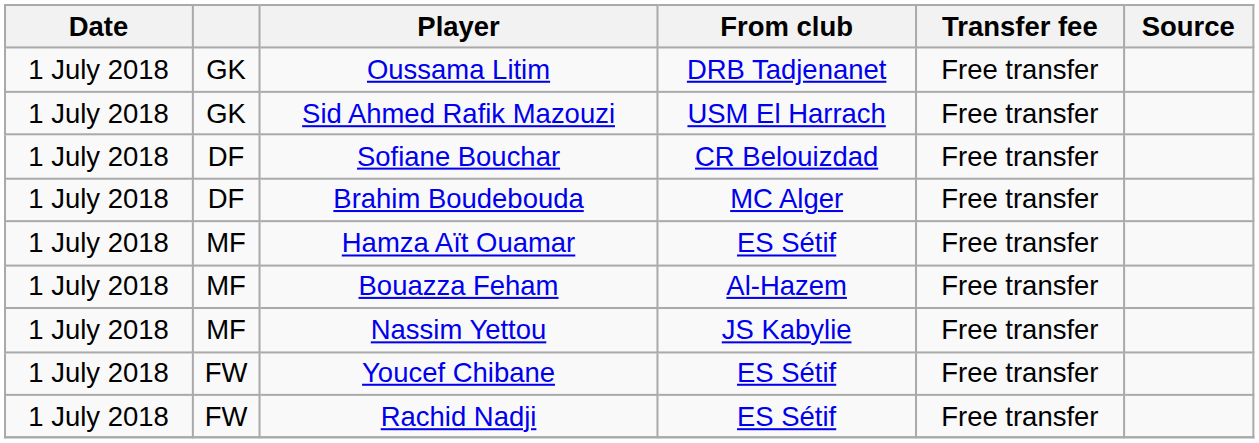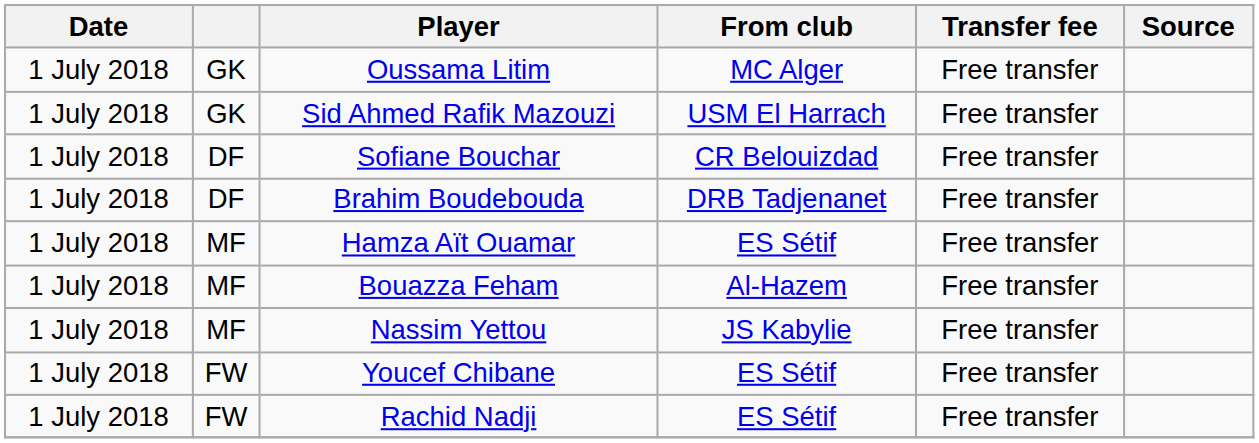(787, 70) DRB Tadjenanet -> (787, 70) MC Alger
(787, 199) MC Alger -> (787, 199) DRB Tadjenanet
